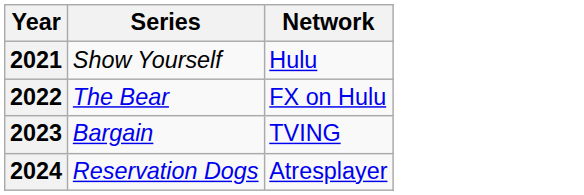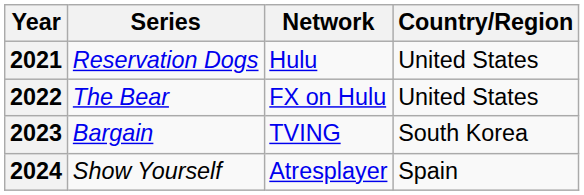+ column: (486, 23)
(147, 60) Show Yourself -> (166, 60) Reservation Dogs
(166, 171) Reservation Dogs -> (147, 171) Show Yourself
